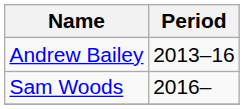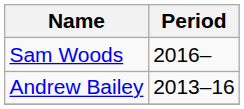rows swapped: (76, 54) <-> (66, 87)
